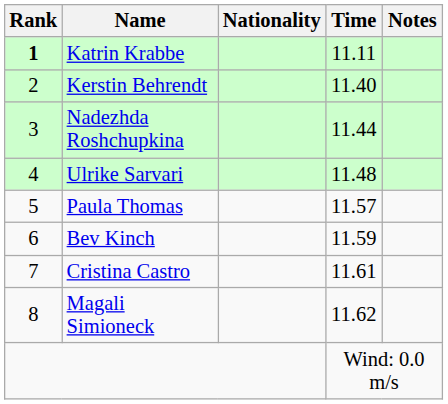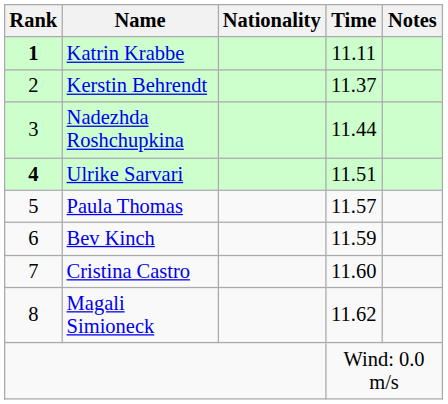(354, 85) 11.40 -> (354, 85) 11.37
(33, 173) normal -> (33, 173) bold
(354, 173) 11.48 -> (354, 173) 11.51
(354, 271) 11.61 -> (354, 271) 11.60
